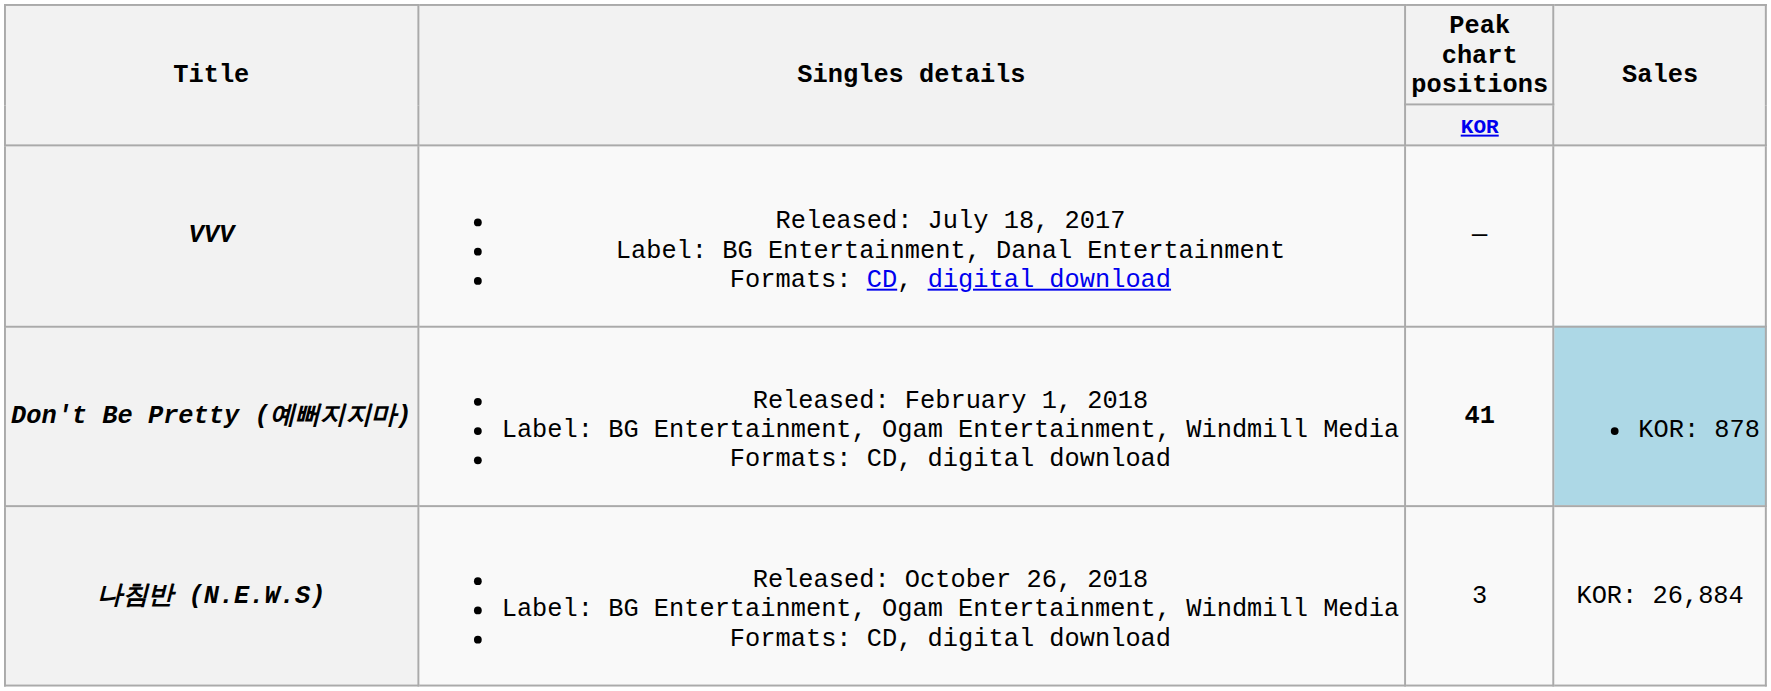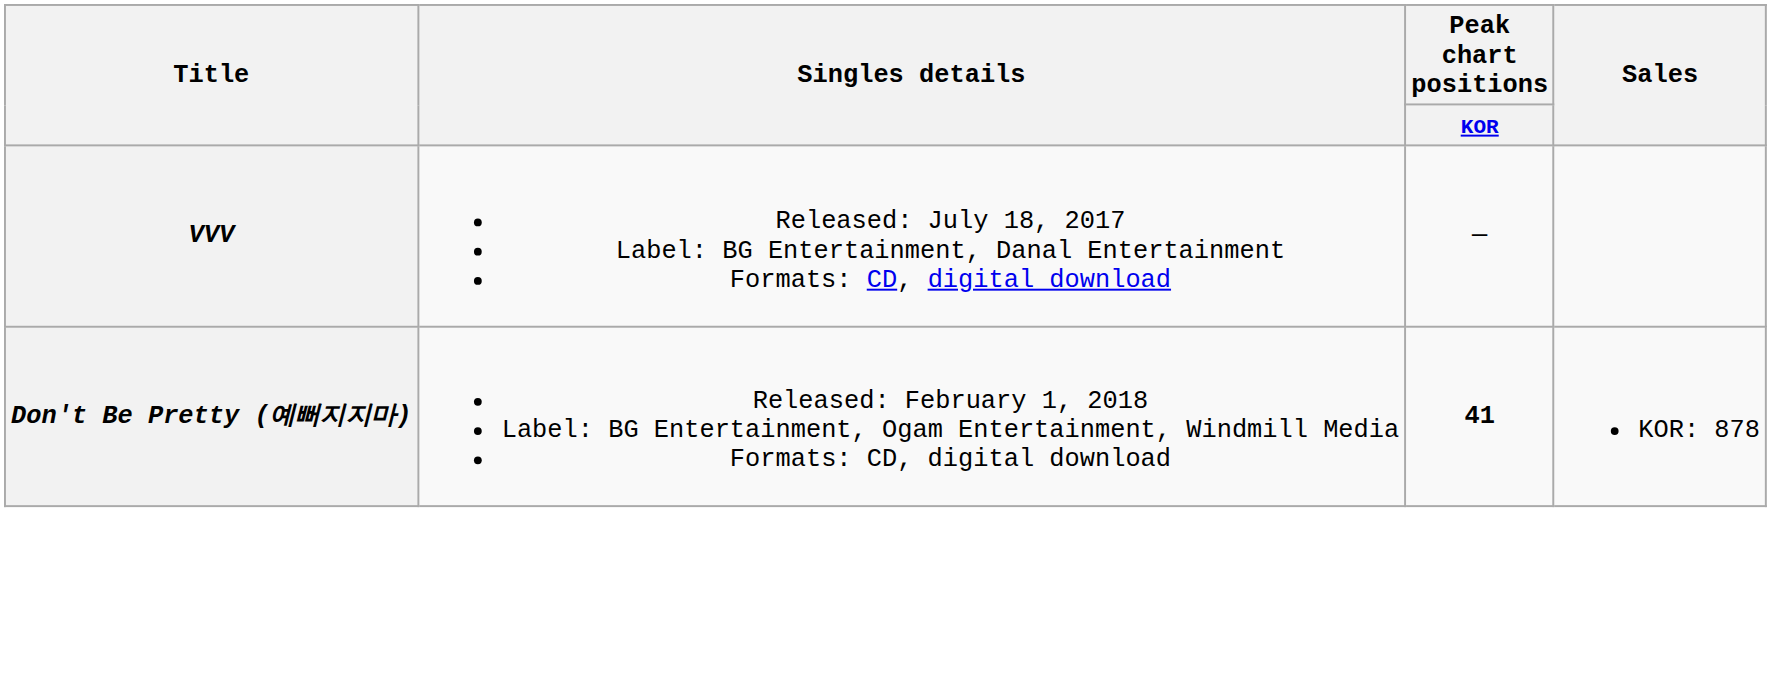(1660, 430) lightblue background -> (1660, 430) no background
- row: (211, 596)
